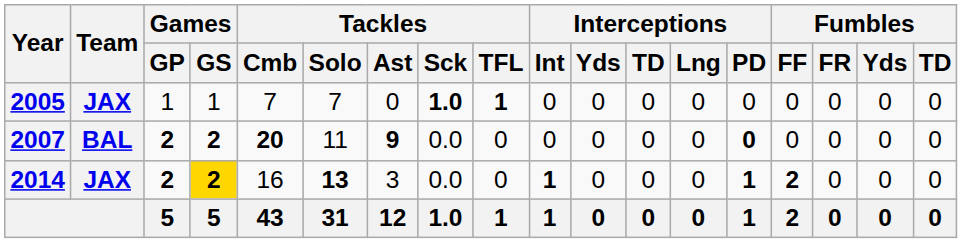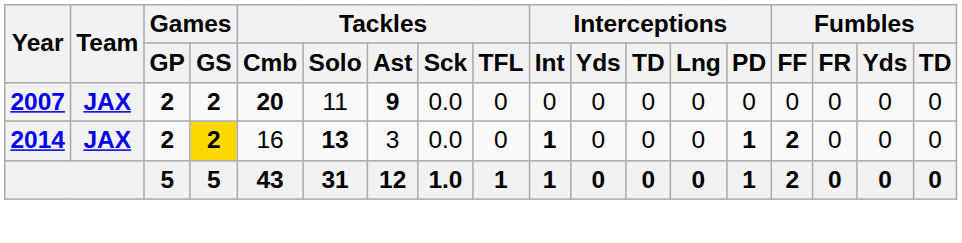- row: (38, 101)
(107, 140) BAL -> (107, 101) JAX
(749, 140) bold -> (749, 101) normal
